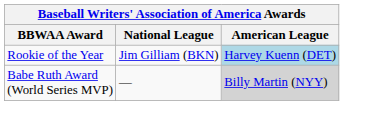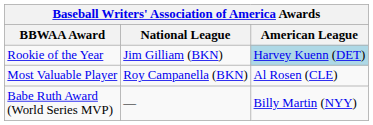+ row: (62, 75)
(276, 82) lightgrey background -> (305, 103) no background
